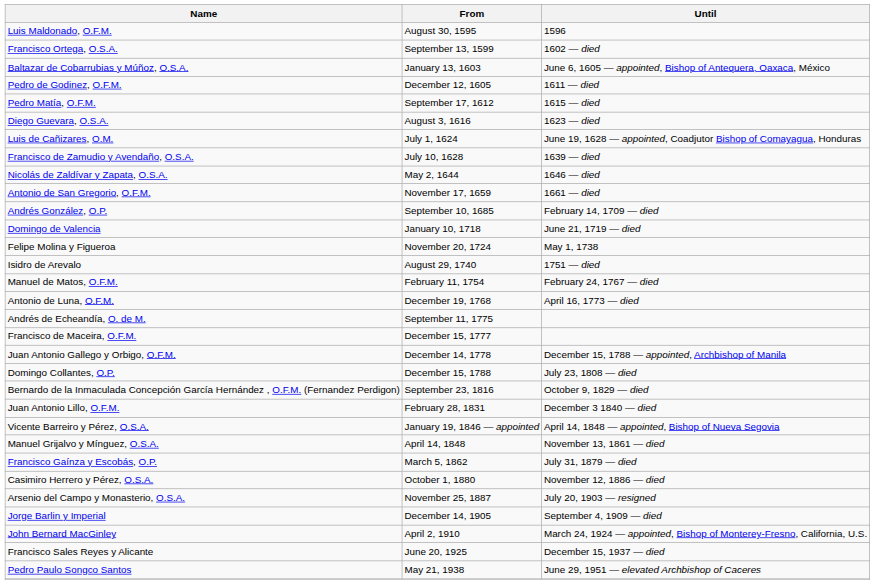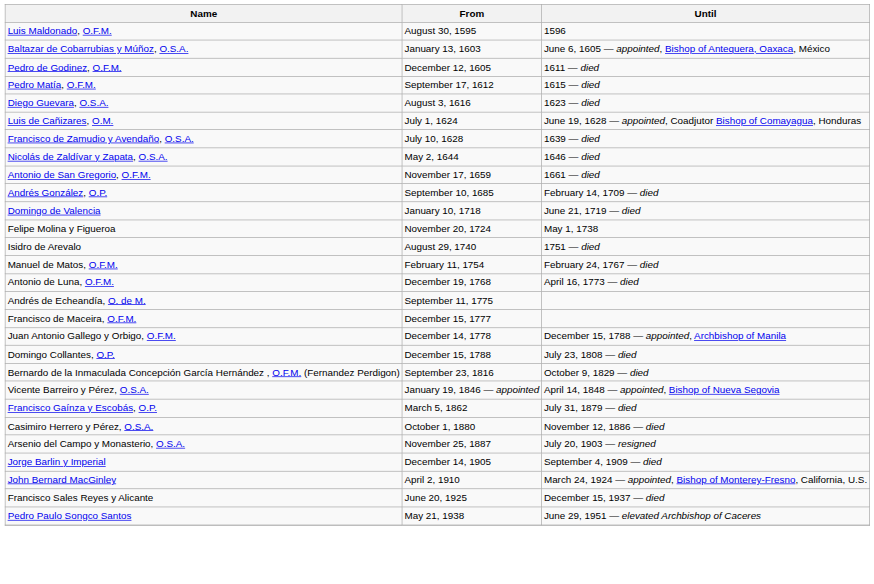- row: (63, 49)
- row: (64, 408)
- row: (83, 444)
